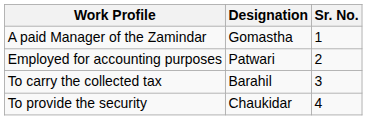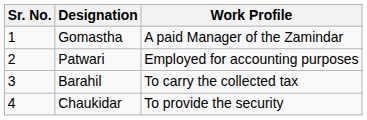columns swapped: (337, 15) <-> (115, 15)
